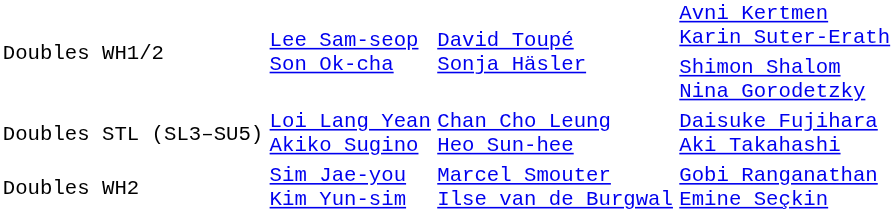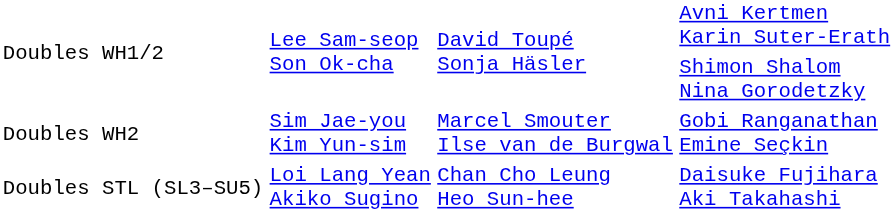rows swapped: (71, 188) <-> (133, 134)
